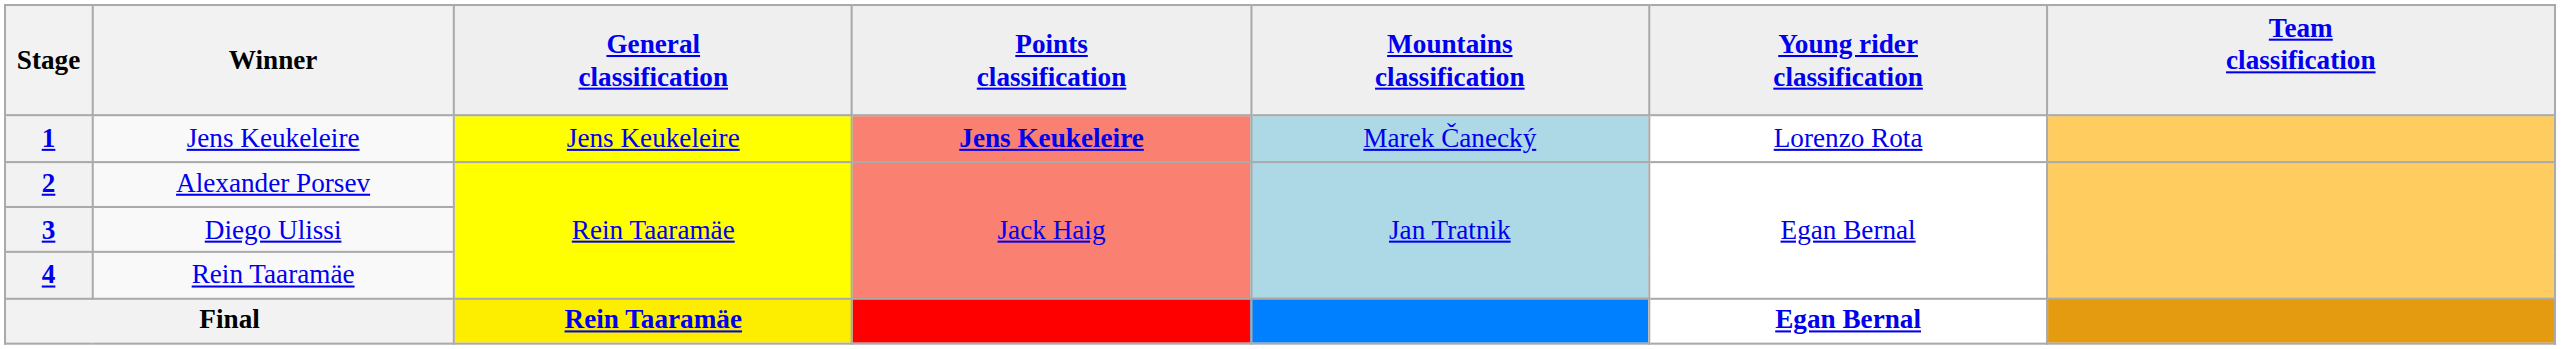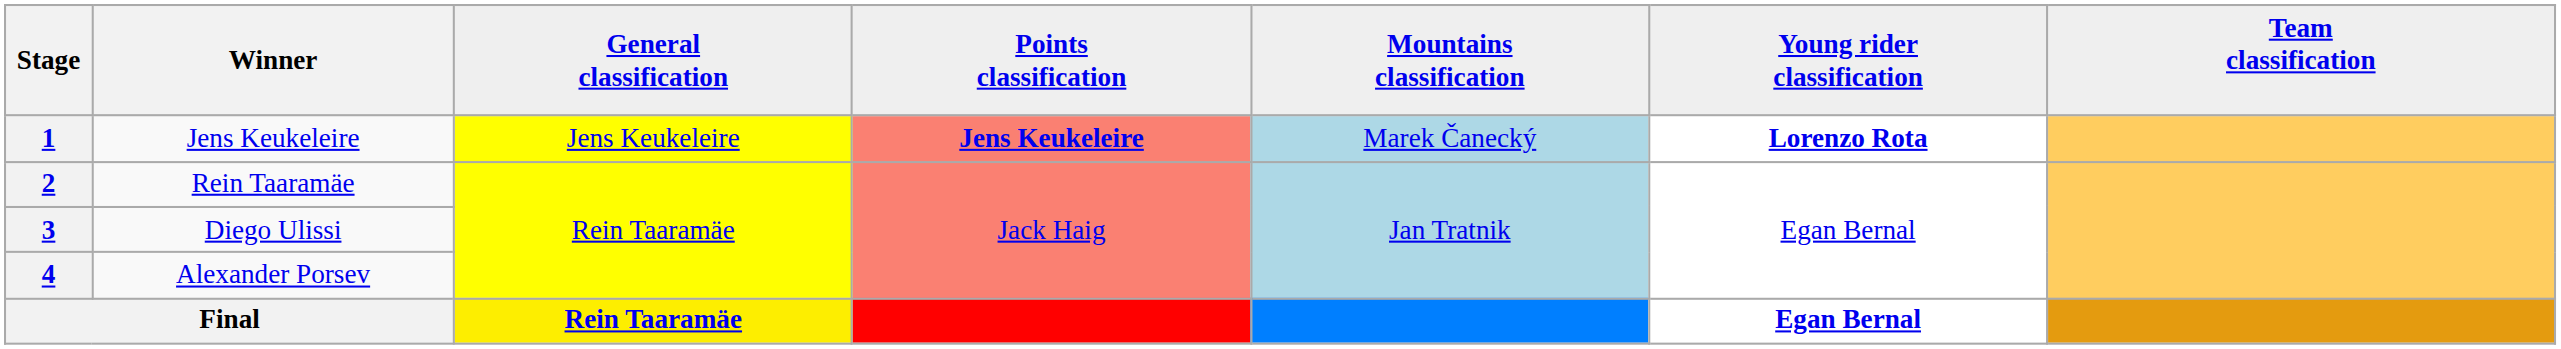(1848, 138) normal -> (1848, 138) bold
(273, 183) Alexander Porsev -> (273, 183) Rein Taaramäe
(273, 274) Rein Taaramäe -> (273, 274) Alexander Porsev
